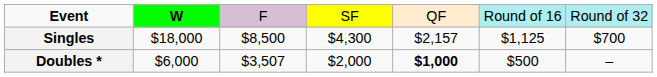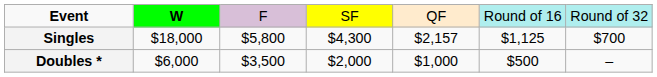(263, 39) $8,500 -> (263, 39) $5,800
(263, 61) $3,507 -> (263, 61) $3,500
(436, 61) bold -> (436, 61) normal
